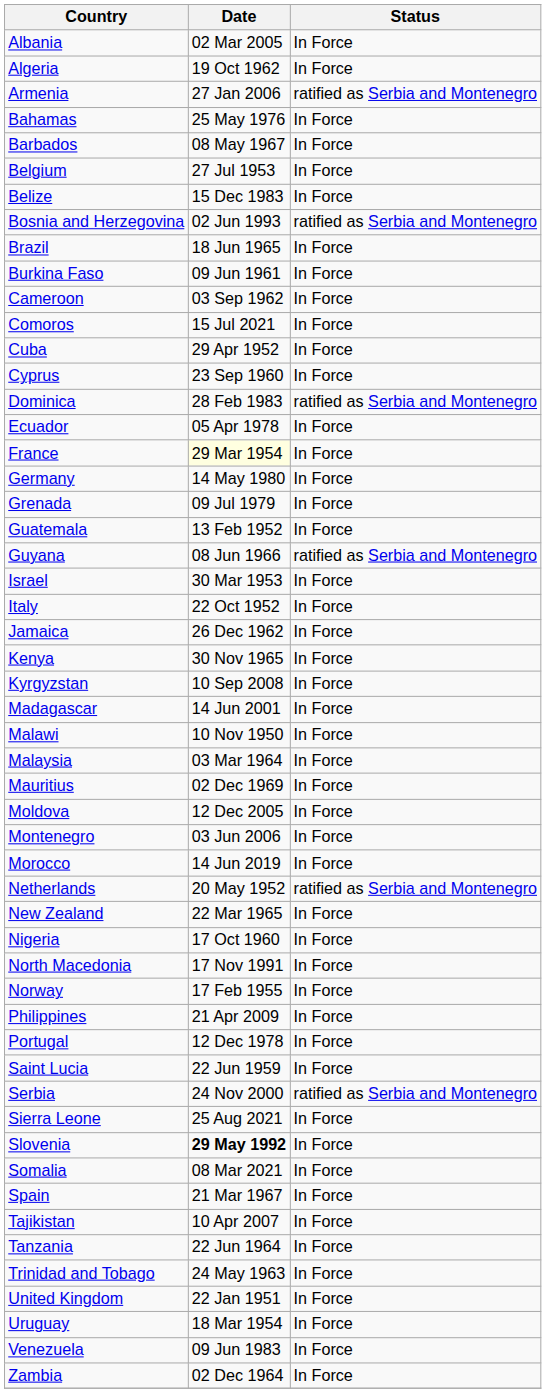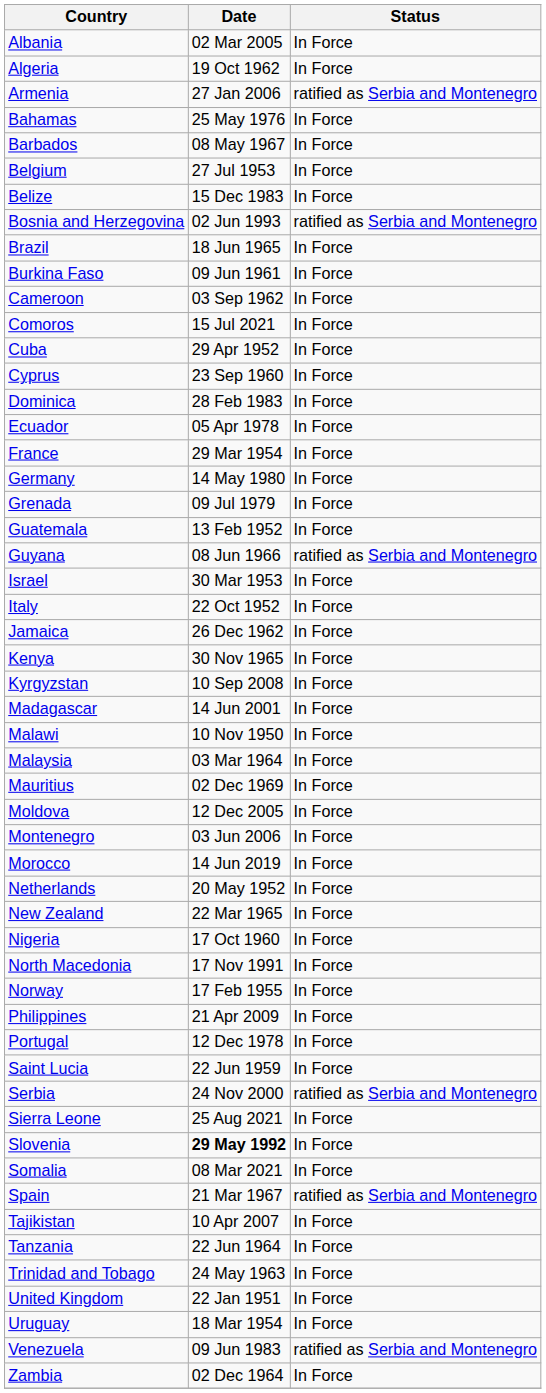(415, 401) ratified as Serbia and Montenegro -> (323, 401) In Force
(237, 453) lightyellow background -> (237, 453) no background
(415, 888) ratified as Serbia and Montenegro -> (323, 888) In Force
(323, 1196) In Force -> (415, 1196) ratified as Serbia and Montenegro
(323, 1350) In Force -> (415, 1350) ratified as Serbia and Montenegro
